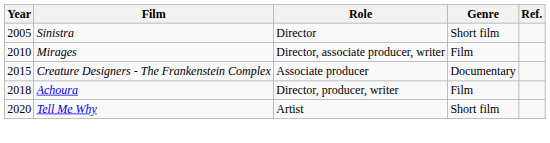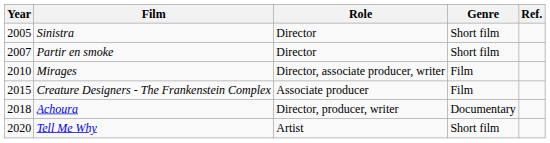+ row: (75, 52)
(483, 71) Documentary -> (462, 90) Film
(462, 90) Film -> (483, 109) Documentary
